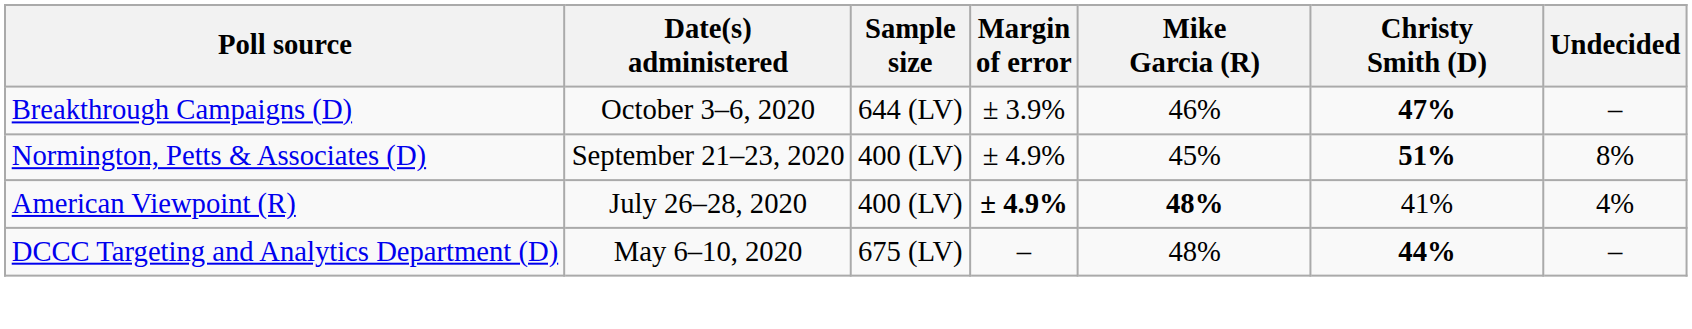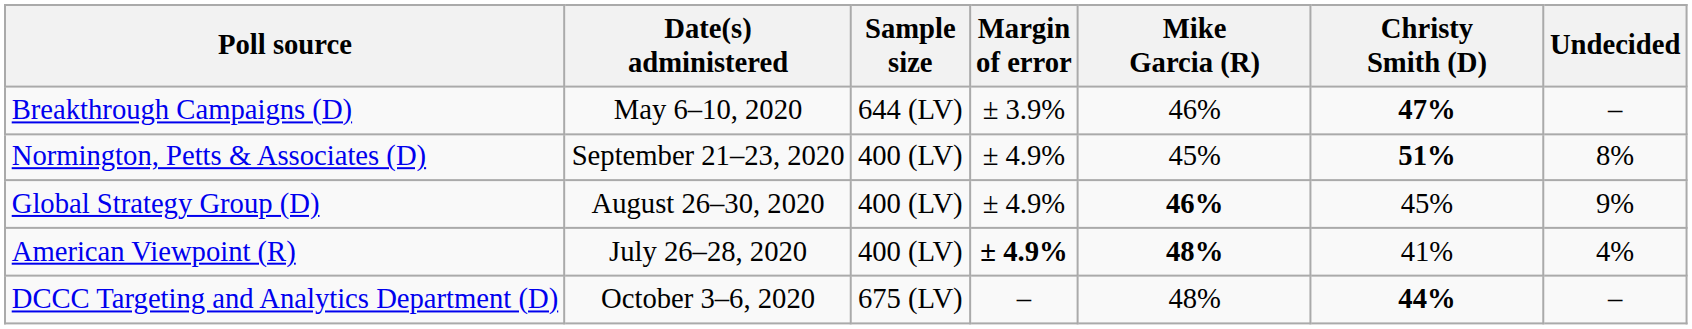(708, 109) October 3–6, 2020 -> (708, 109) May 6–10, 2020
+ row: (166, 204)
(708, 251) May 6–10, 2020 -> (708, 298) October 3–6, 2020
